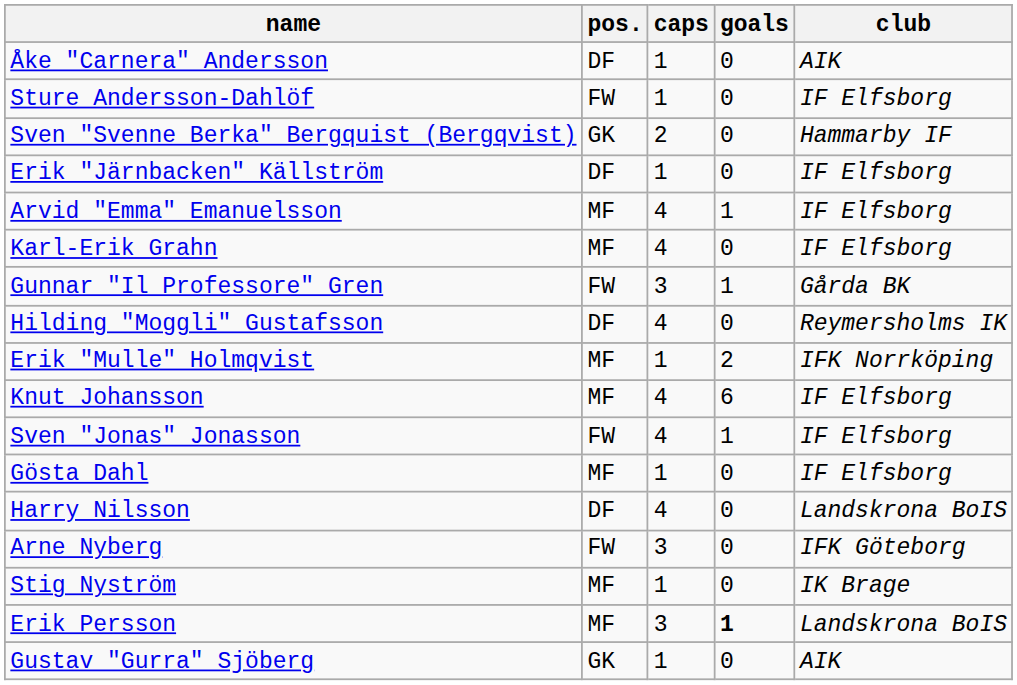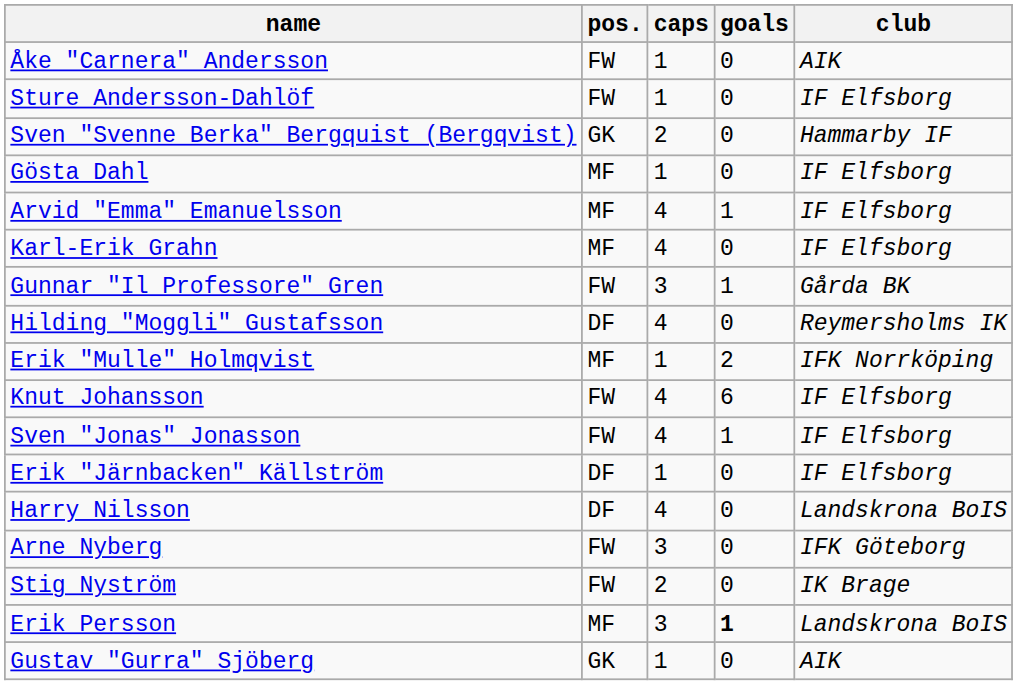(601, 61) DF -> (601, 61) FW
rows swapped: (79, 474) <-> (197, 174)
(601, 399) MF -> (601, 399) FW
(601, 586) MF -> (601, 586) FW
(661, 586) 1 -> (661, 586) 2
